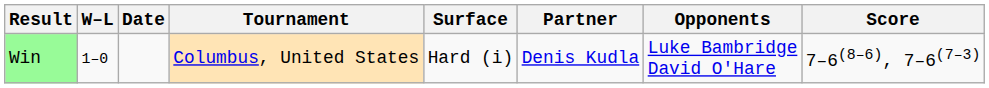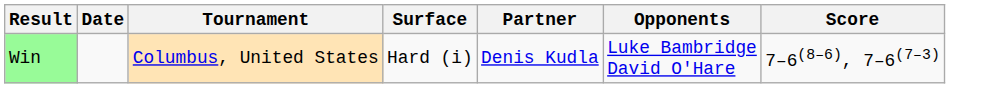- column: (98, 19)
